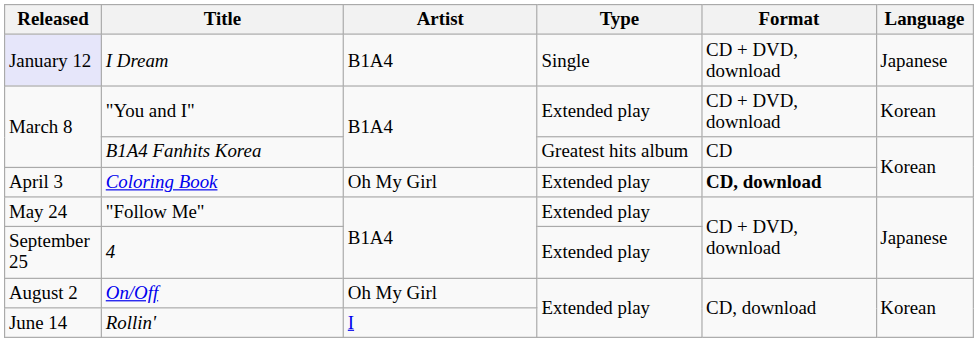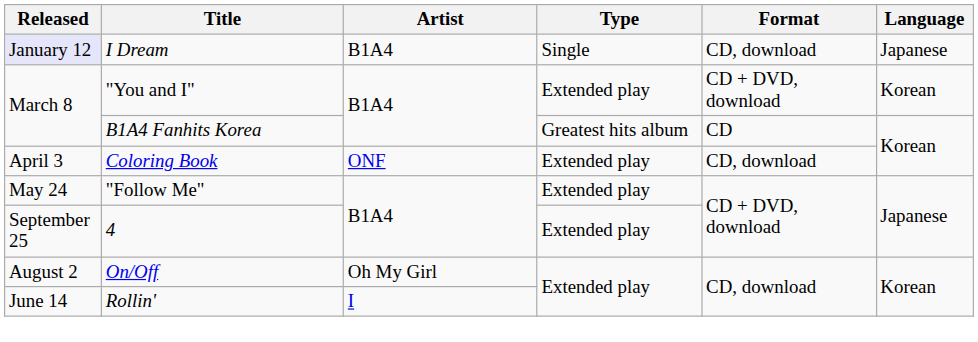(752, 60) CD + DVD, download -> (761, 49) CD, download
(392, 181) Oh My Girl -> (367, 160) ONF
(764, 181) bold -> (761, 160) normal
